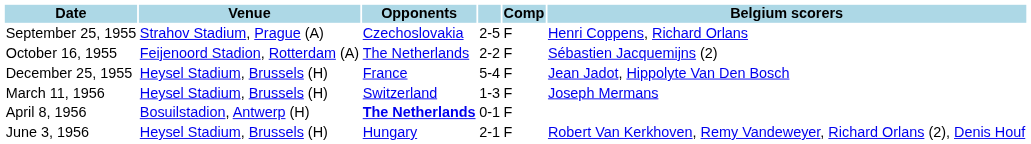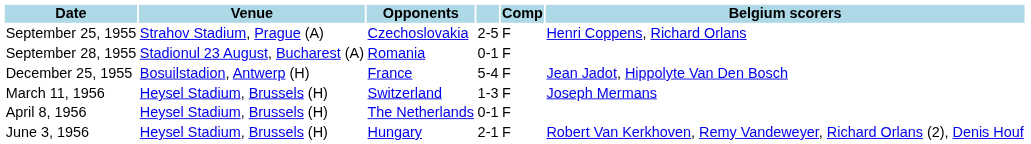+ row: (71, 53)
- row: (61, 53)
(234, 73) Heysel Stadium, Brussels (H) -> (225, 73) Bosuilstadion, Antwerp (H)
(225, 112) Bosuilstadion, Antwerp (H) -> (234, 112) Heysel Stadium, Brussels (H)
(419, 112) bold -> (421, 112) normal
